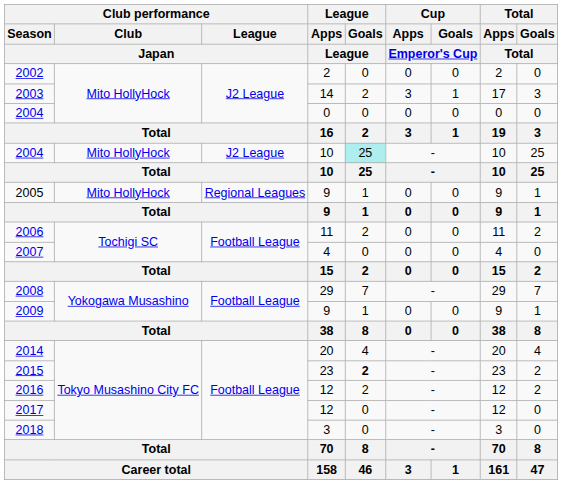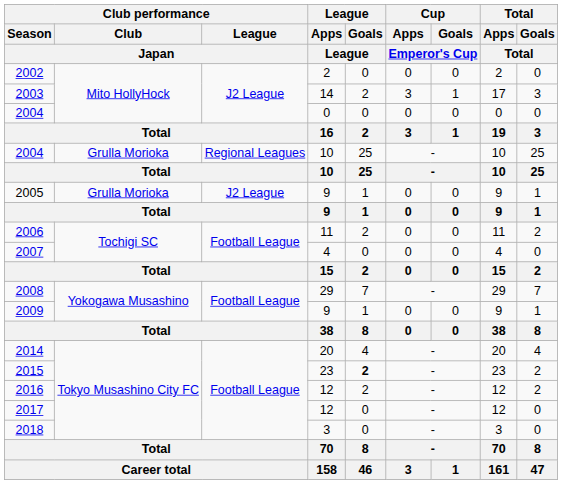(128, 152) Mito HollyHock -> (128, 152) Grulla Morioka
(255, 152) J2 League -> (255, 152) Regional Leagues
(365, 152) paleturquoise background -> (365, 152) no background
(128, 192) Mito HollyHock -> (128, 192) Grulla Morioka
(255, 192) Regional Leagues -> (255, 192) J2 League
